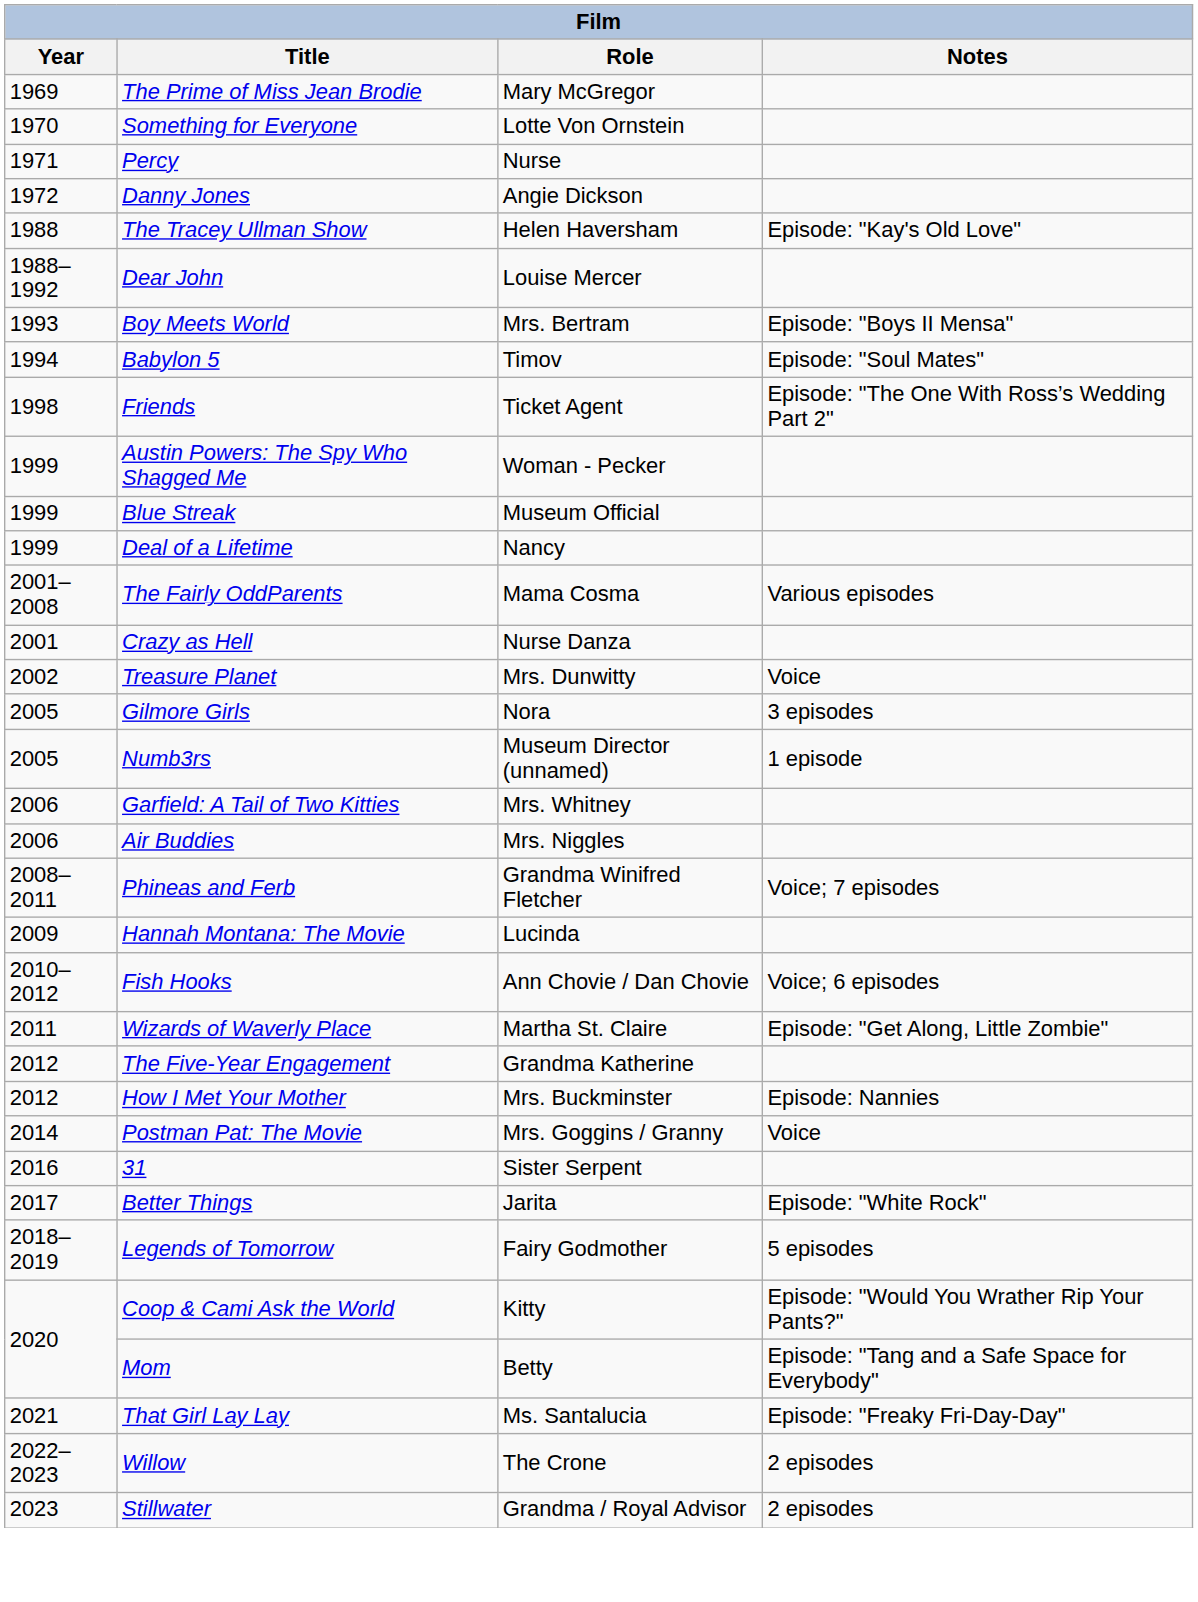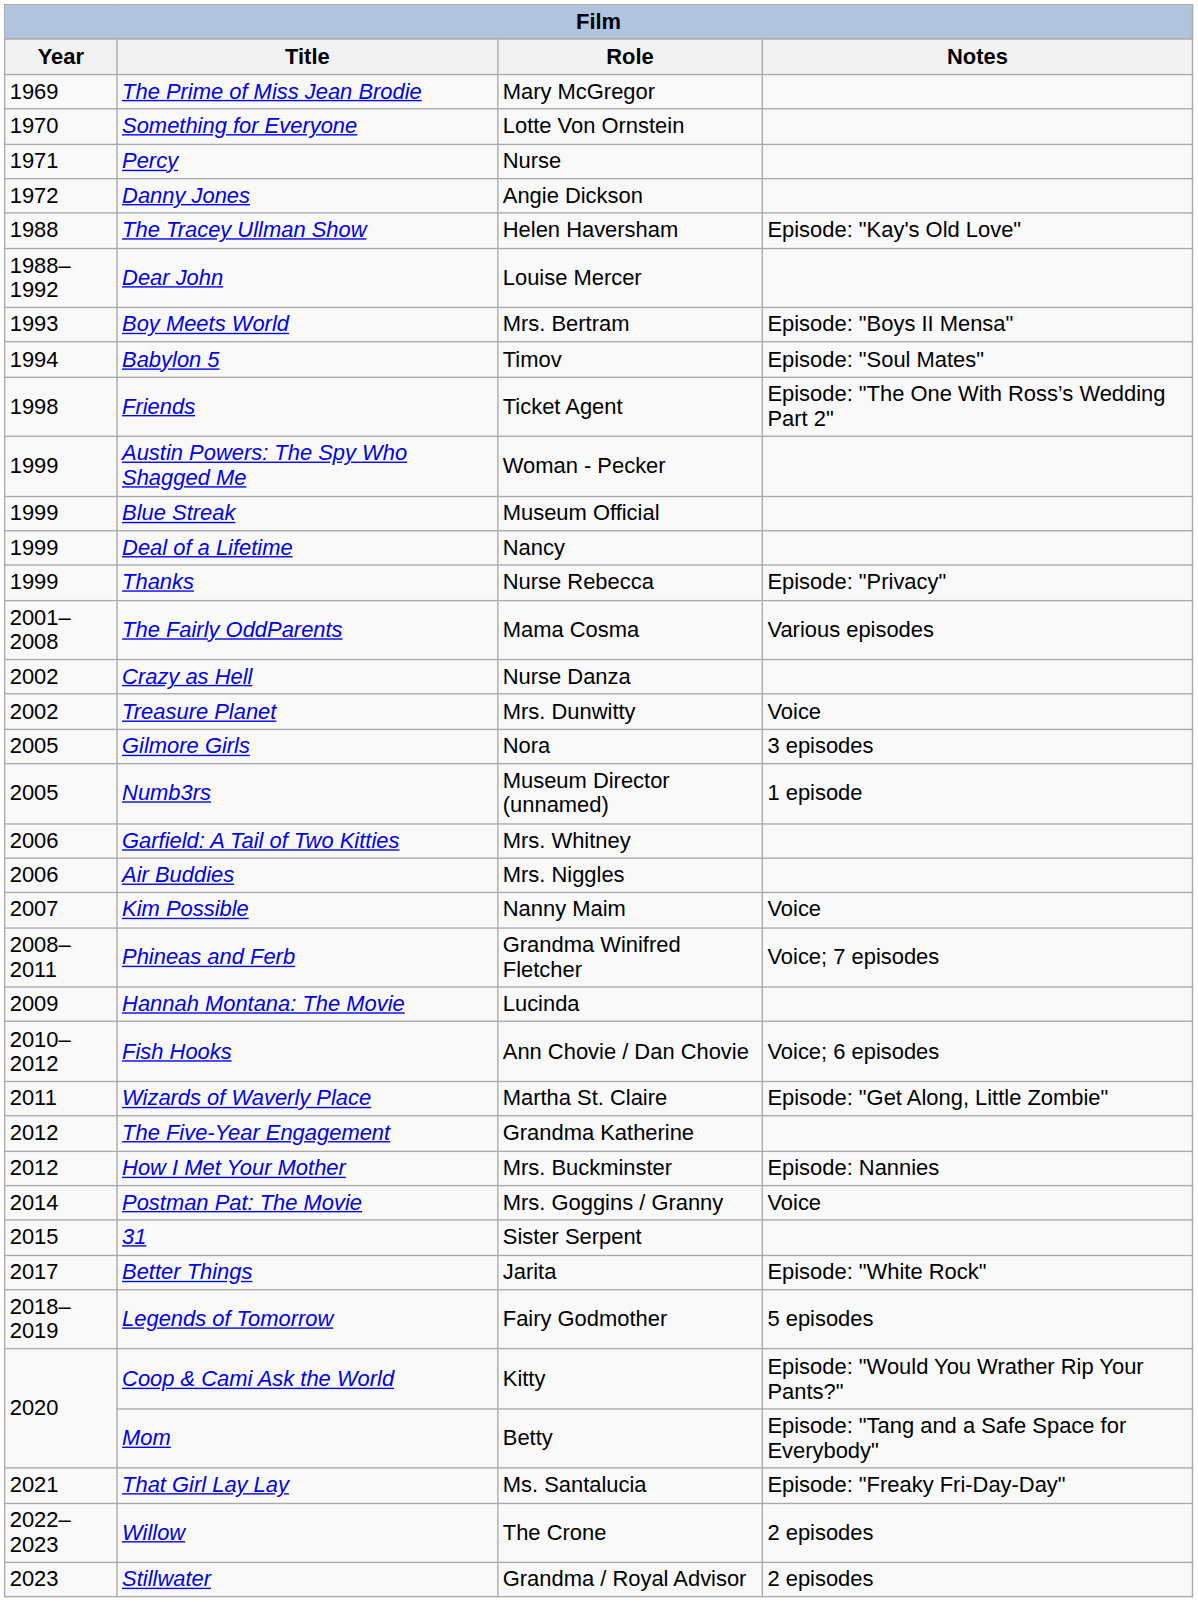+ row: (158, 582)
(34, 641) 2001 -> (34, 676) 2002
+ row: (185, 909)
(34, 1167) 2016 -> (34, 1237) 2015
